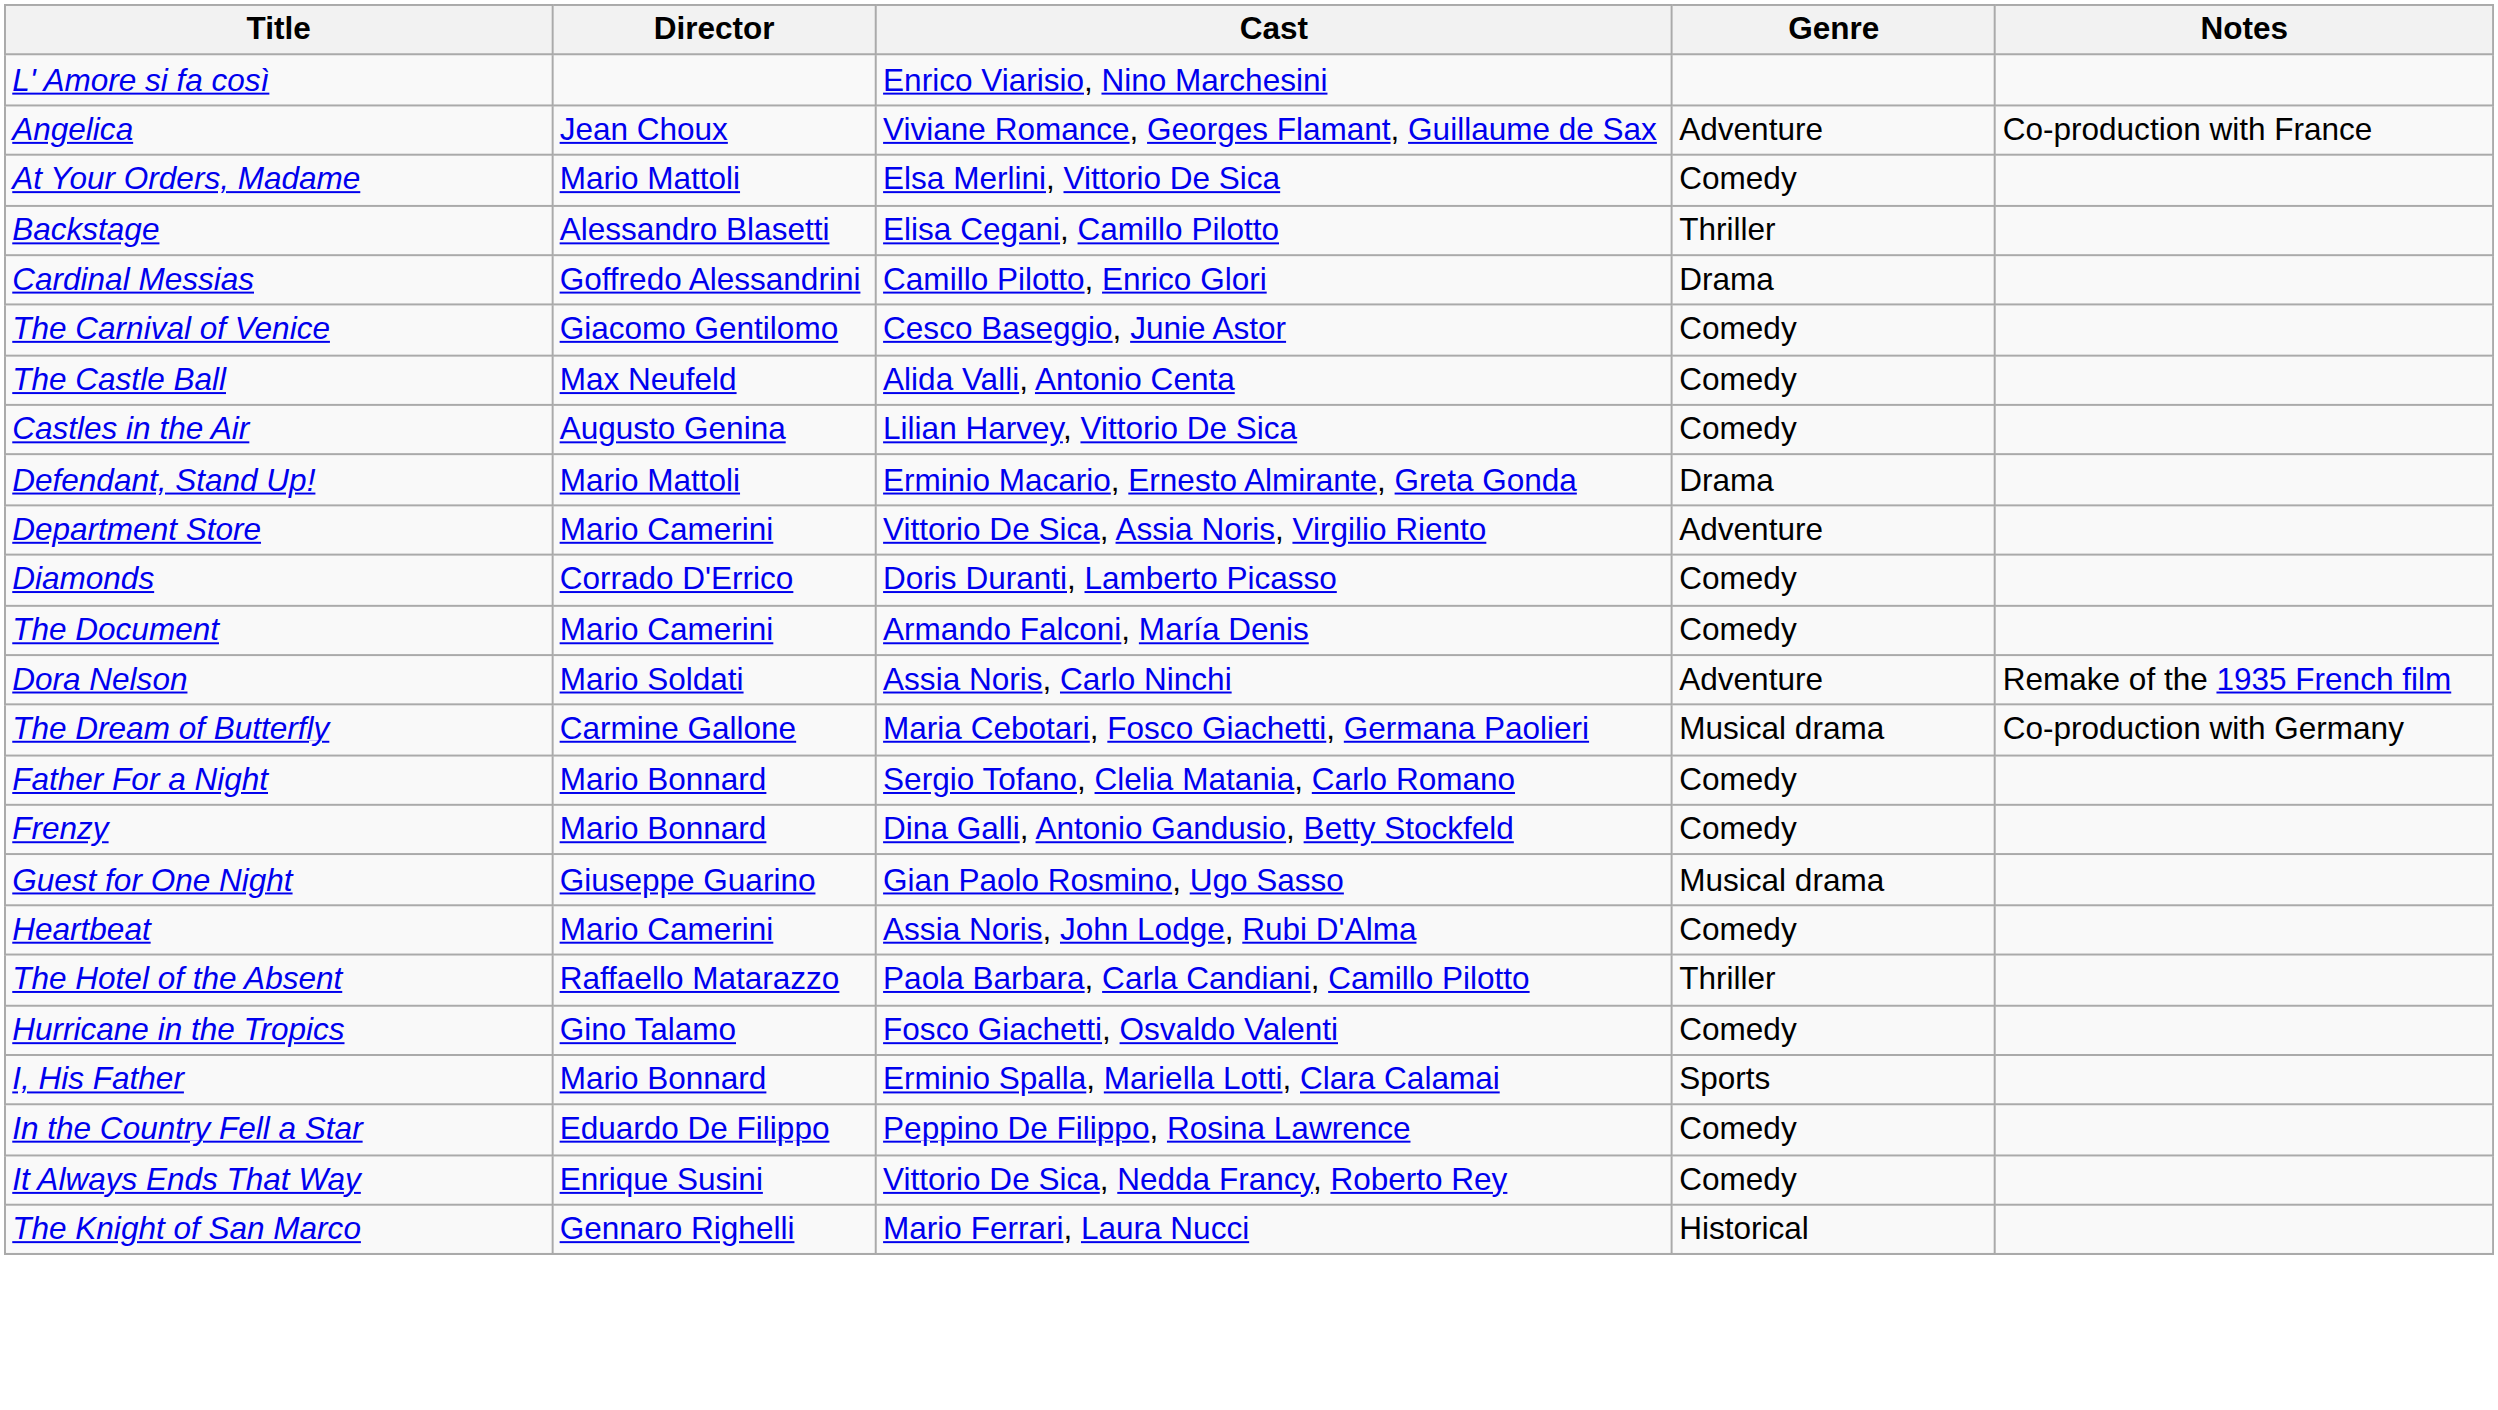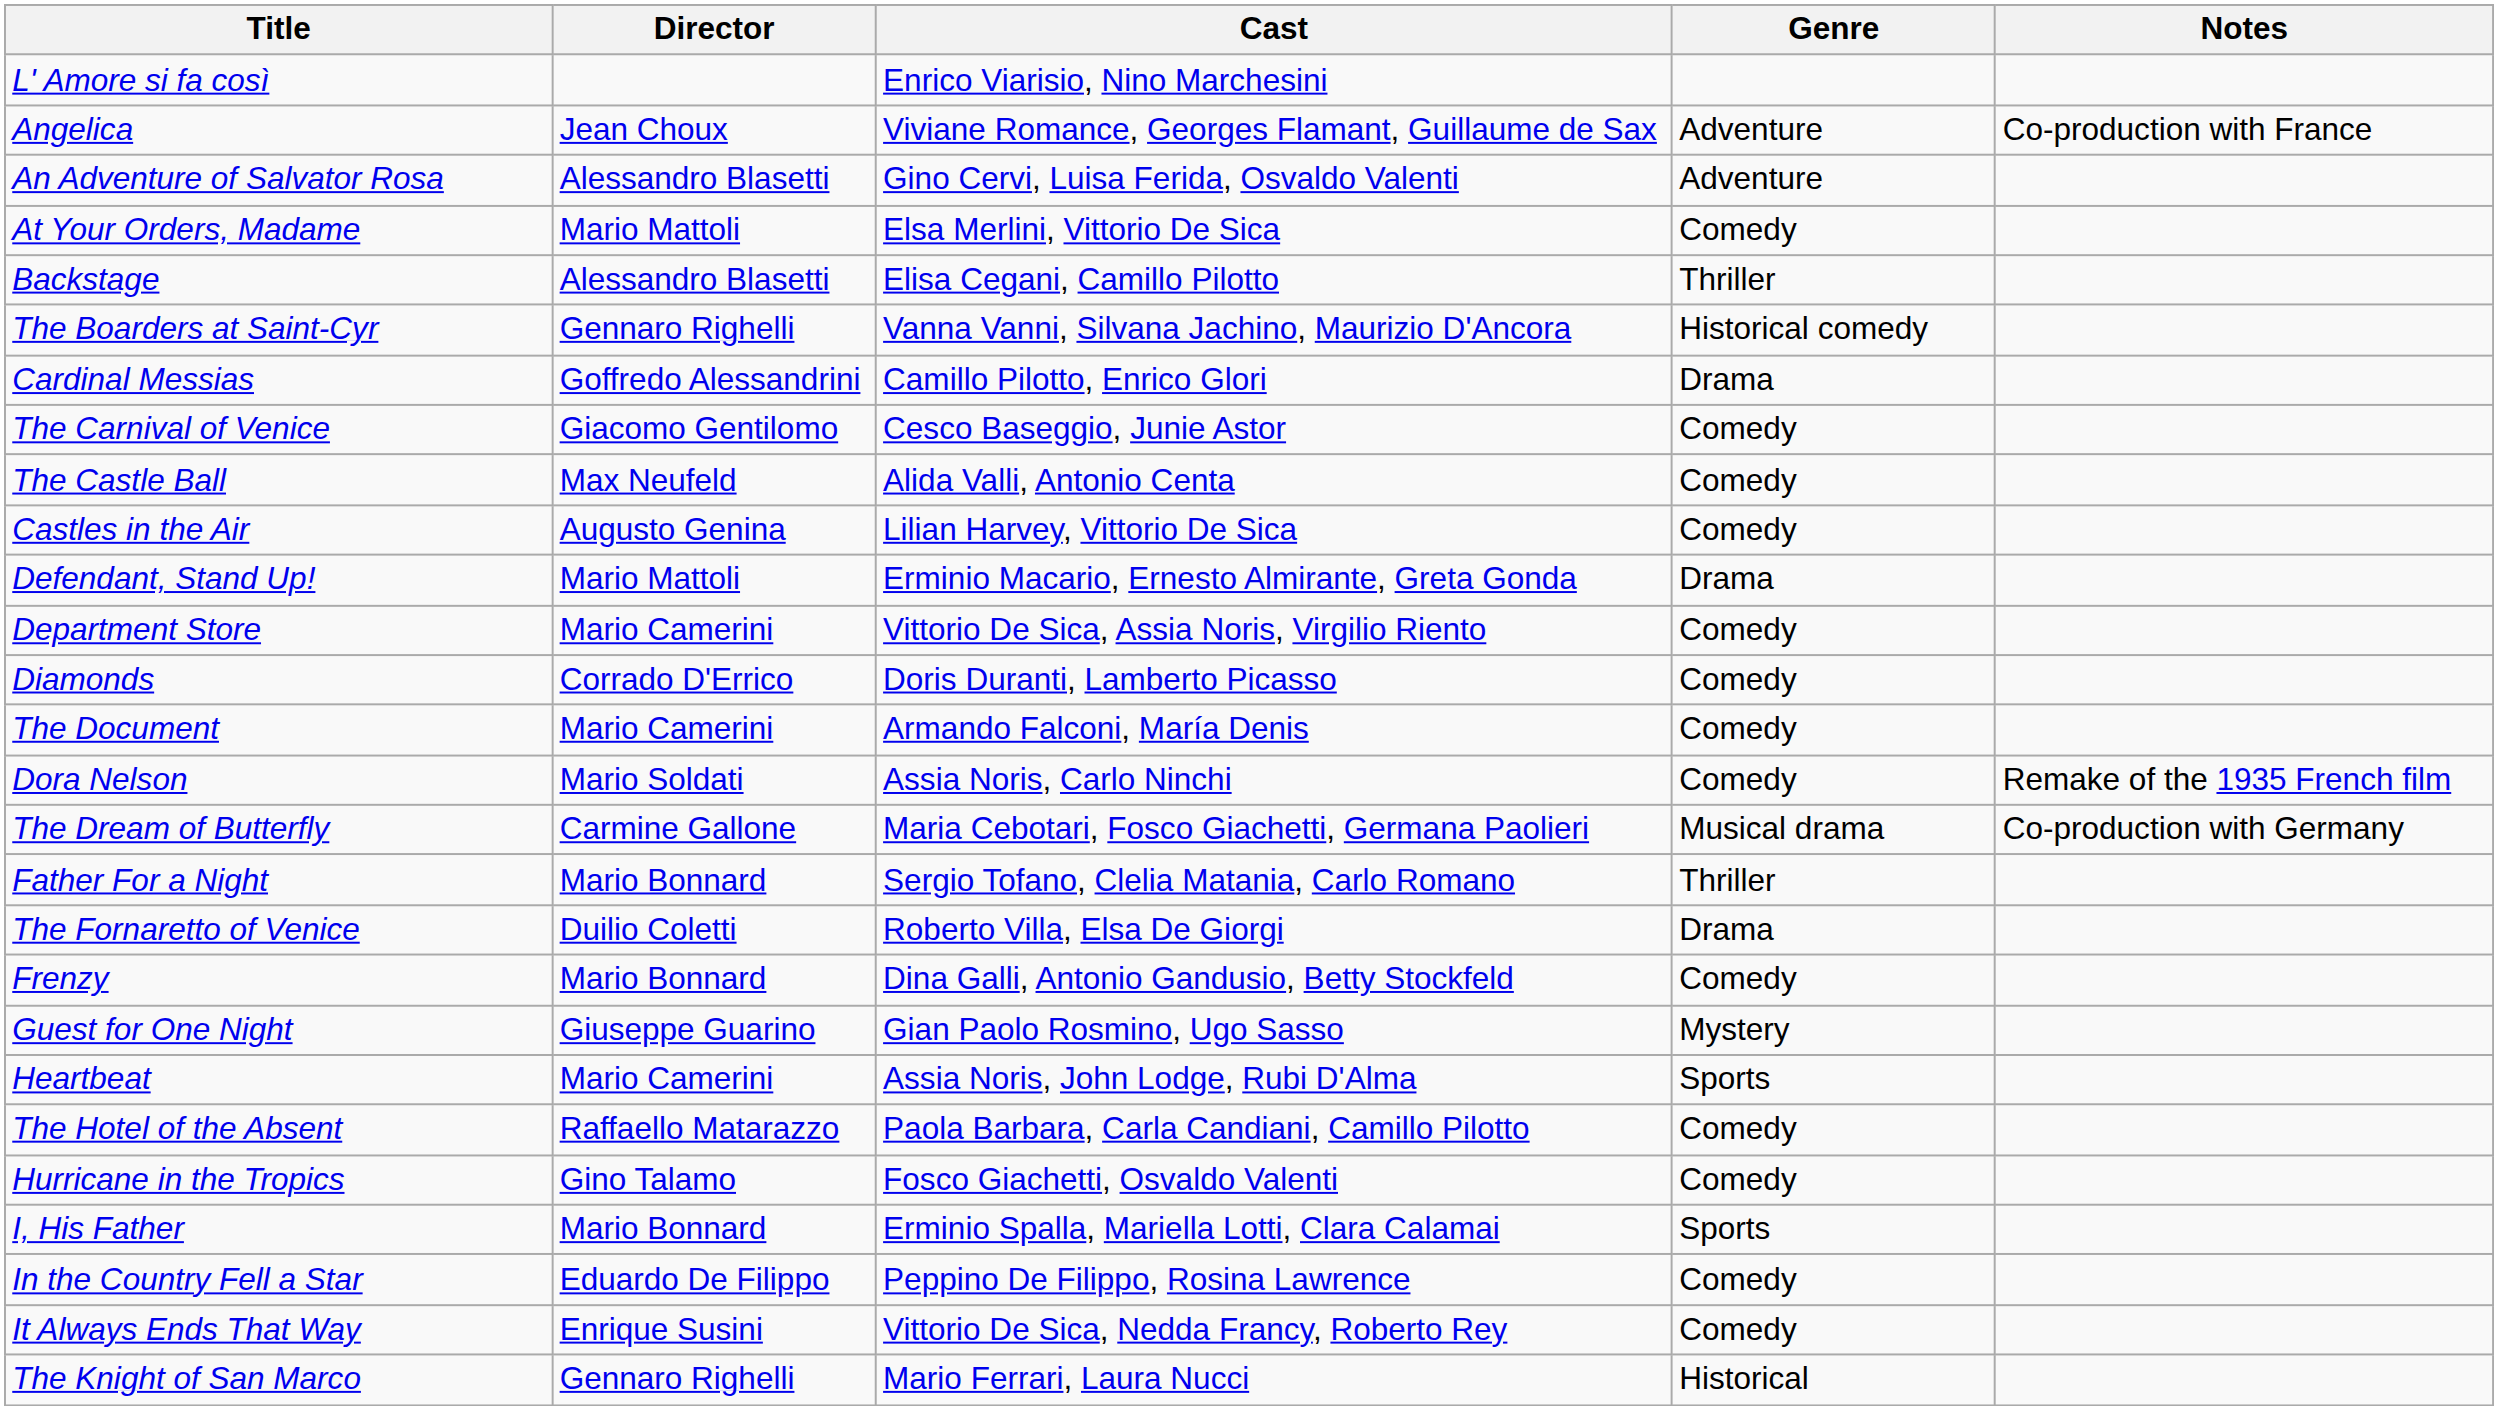+ row: (228, 179)
+ row: (195, 329)
(1751, 529) Adventure -> (1738, 629) Comedy
(1751, 679) Adventure -> (1738, 779) Comedy
(1738, 779) Comedy -> (1727, 879) Thriller
+ row: (186, 929)
(1782, 879) Musical drama -> (1734, 1029) Mystery
(1738, 929) Comedy -> (1725, 1079) Sports
(1727, 979) Thriller -> (1738, 1129) Comedy
